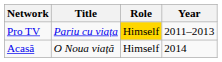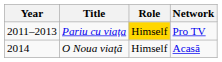columns swapped: (189, 13) <-> (28, 13)
